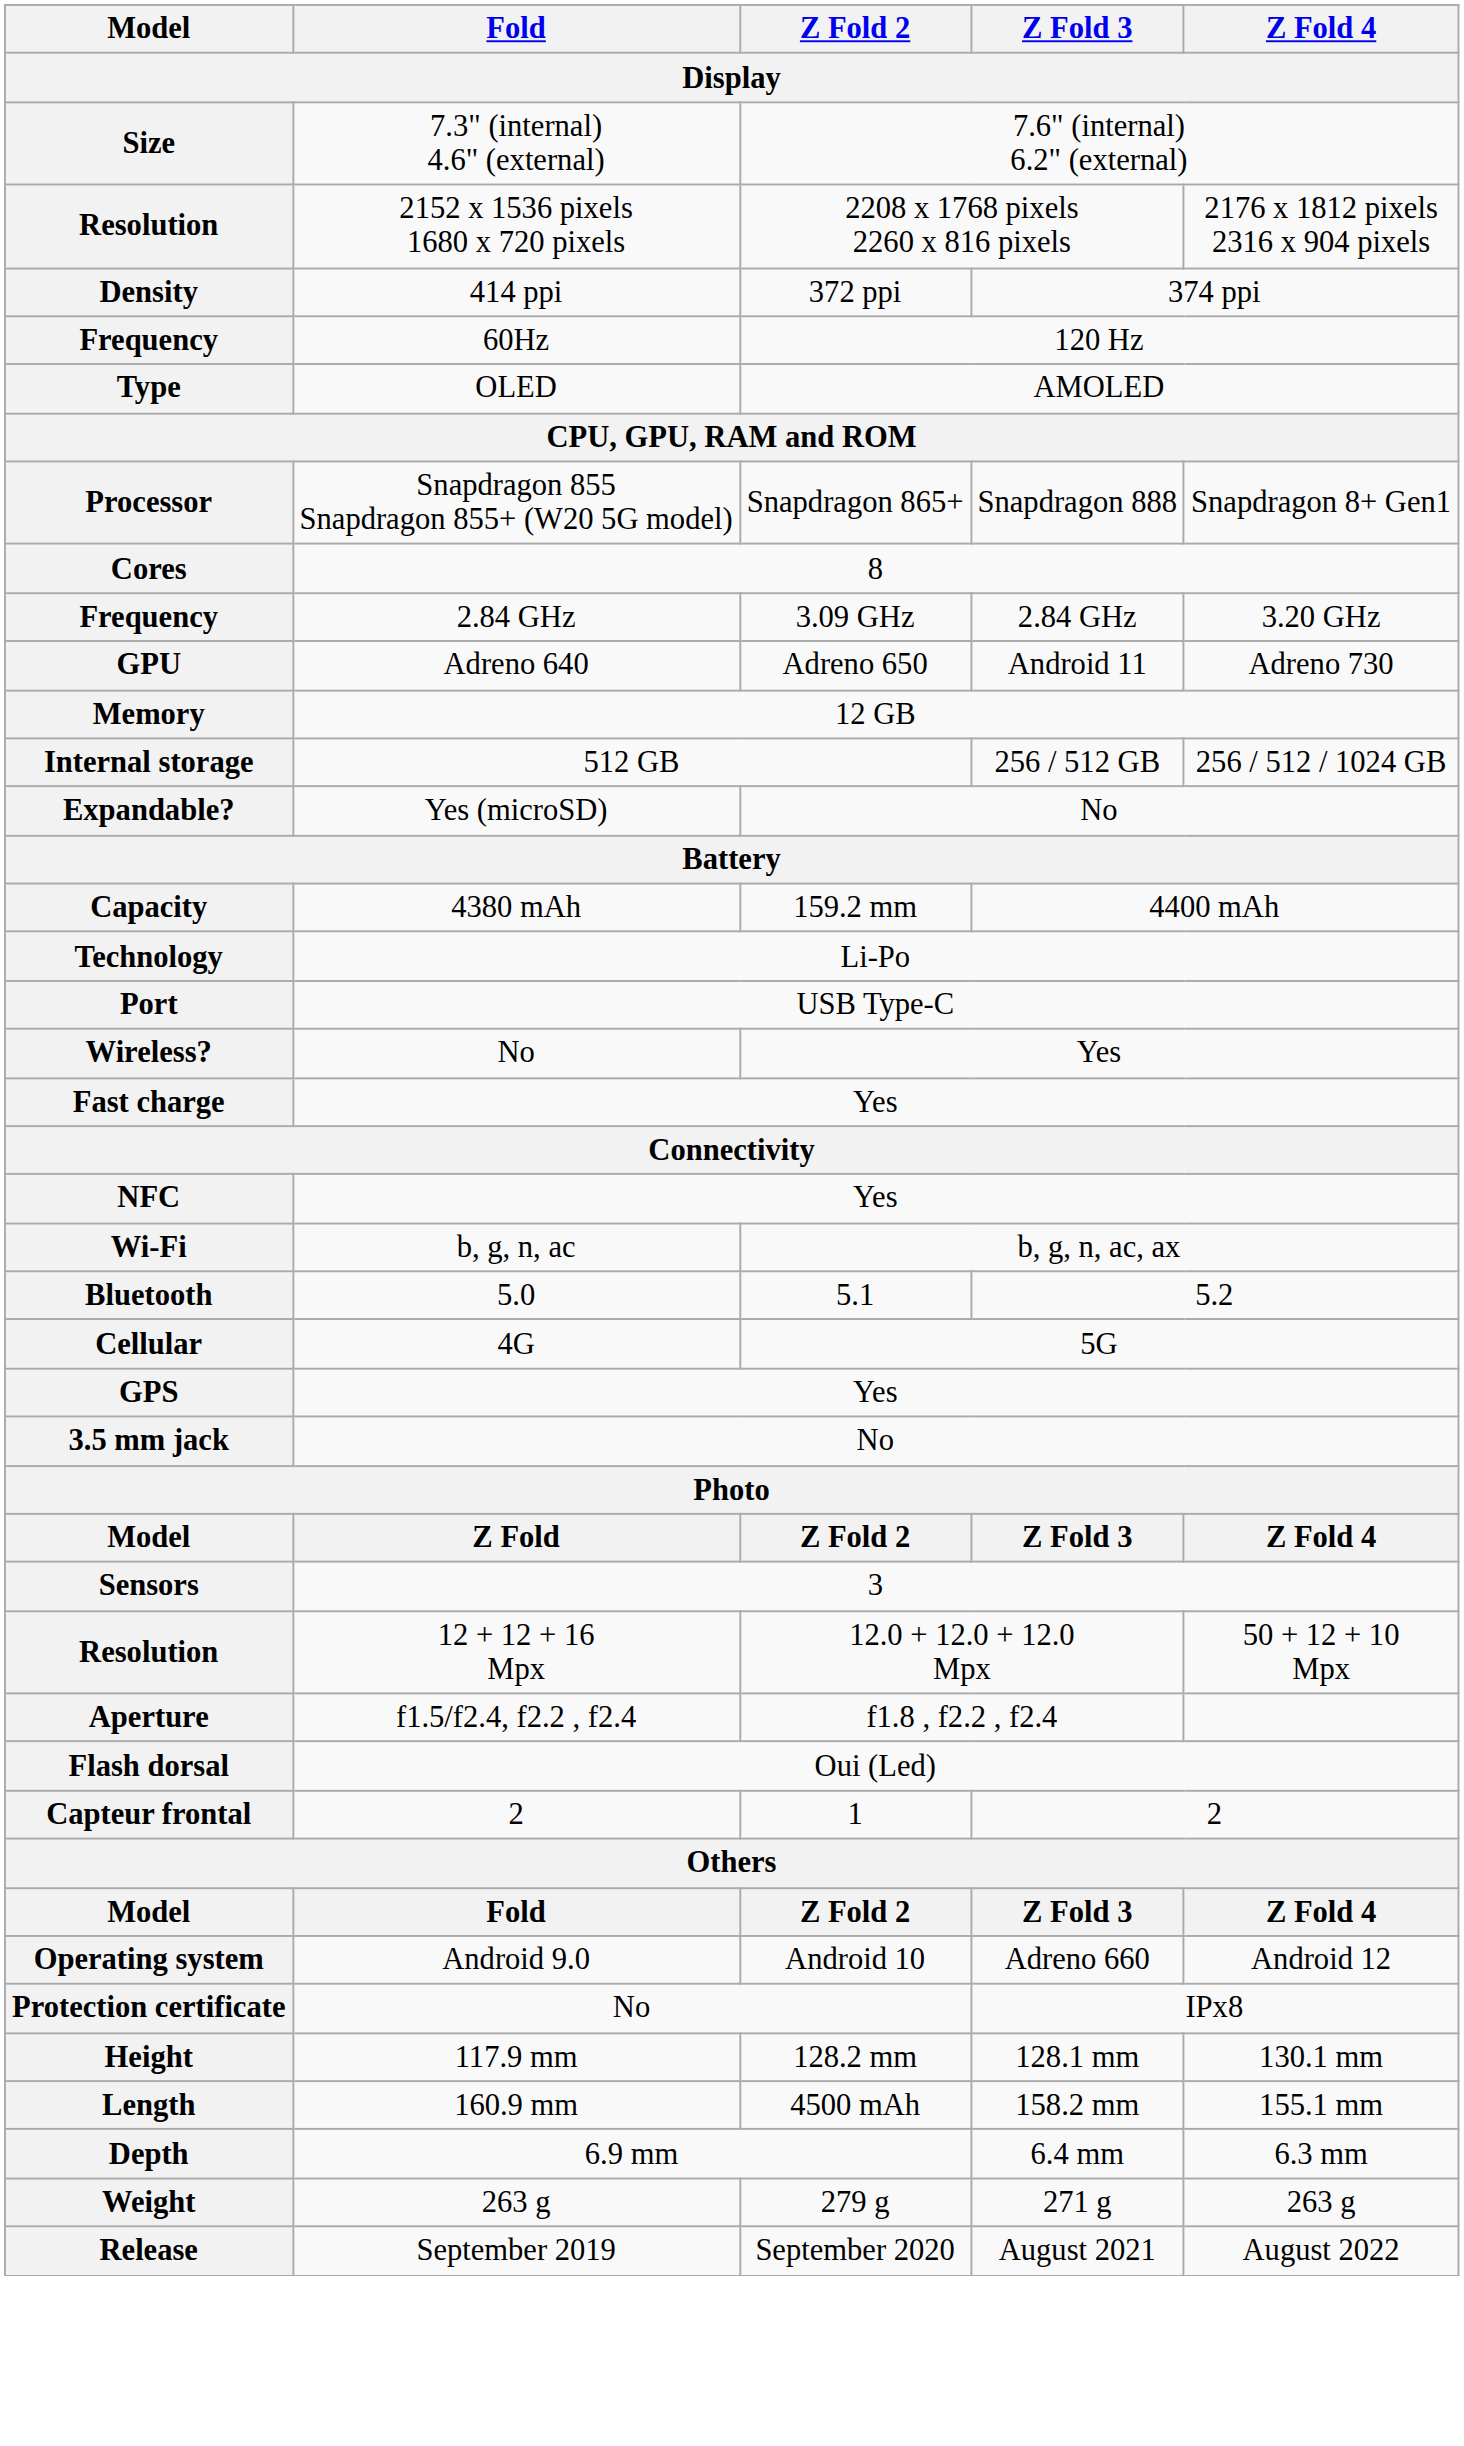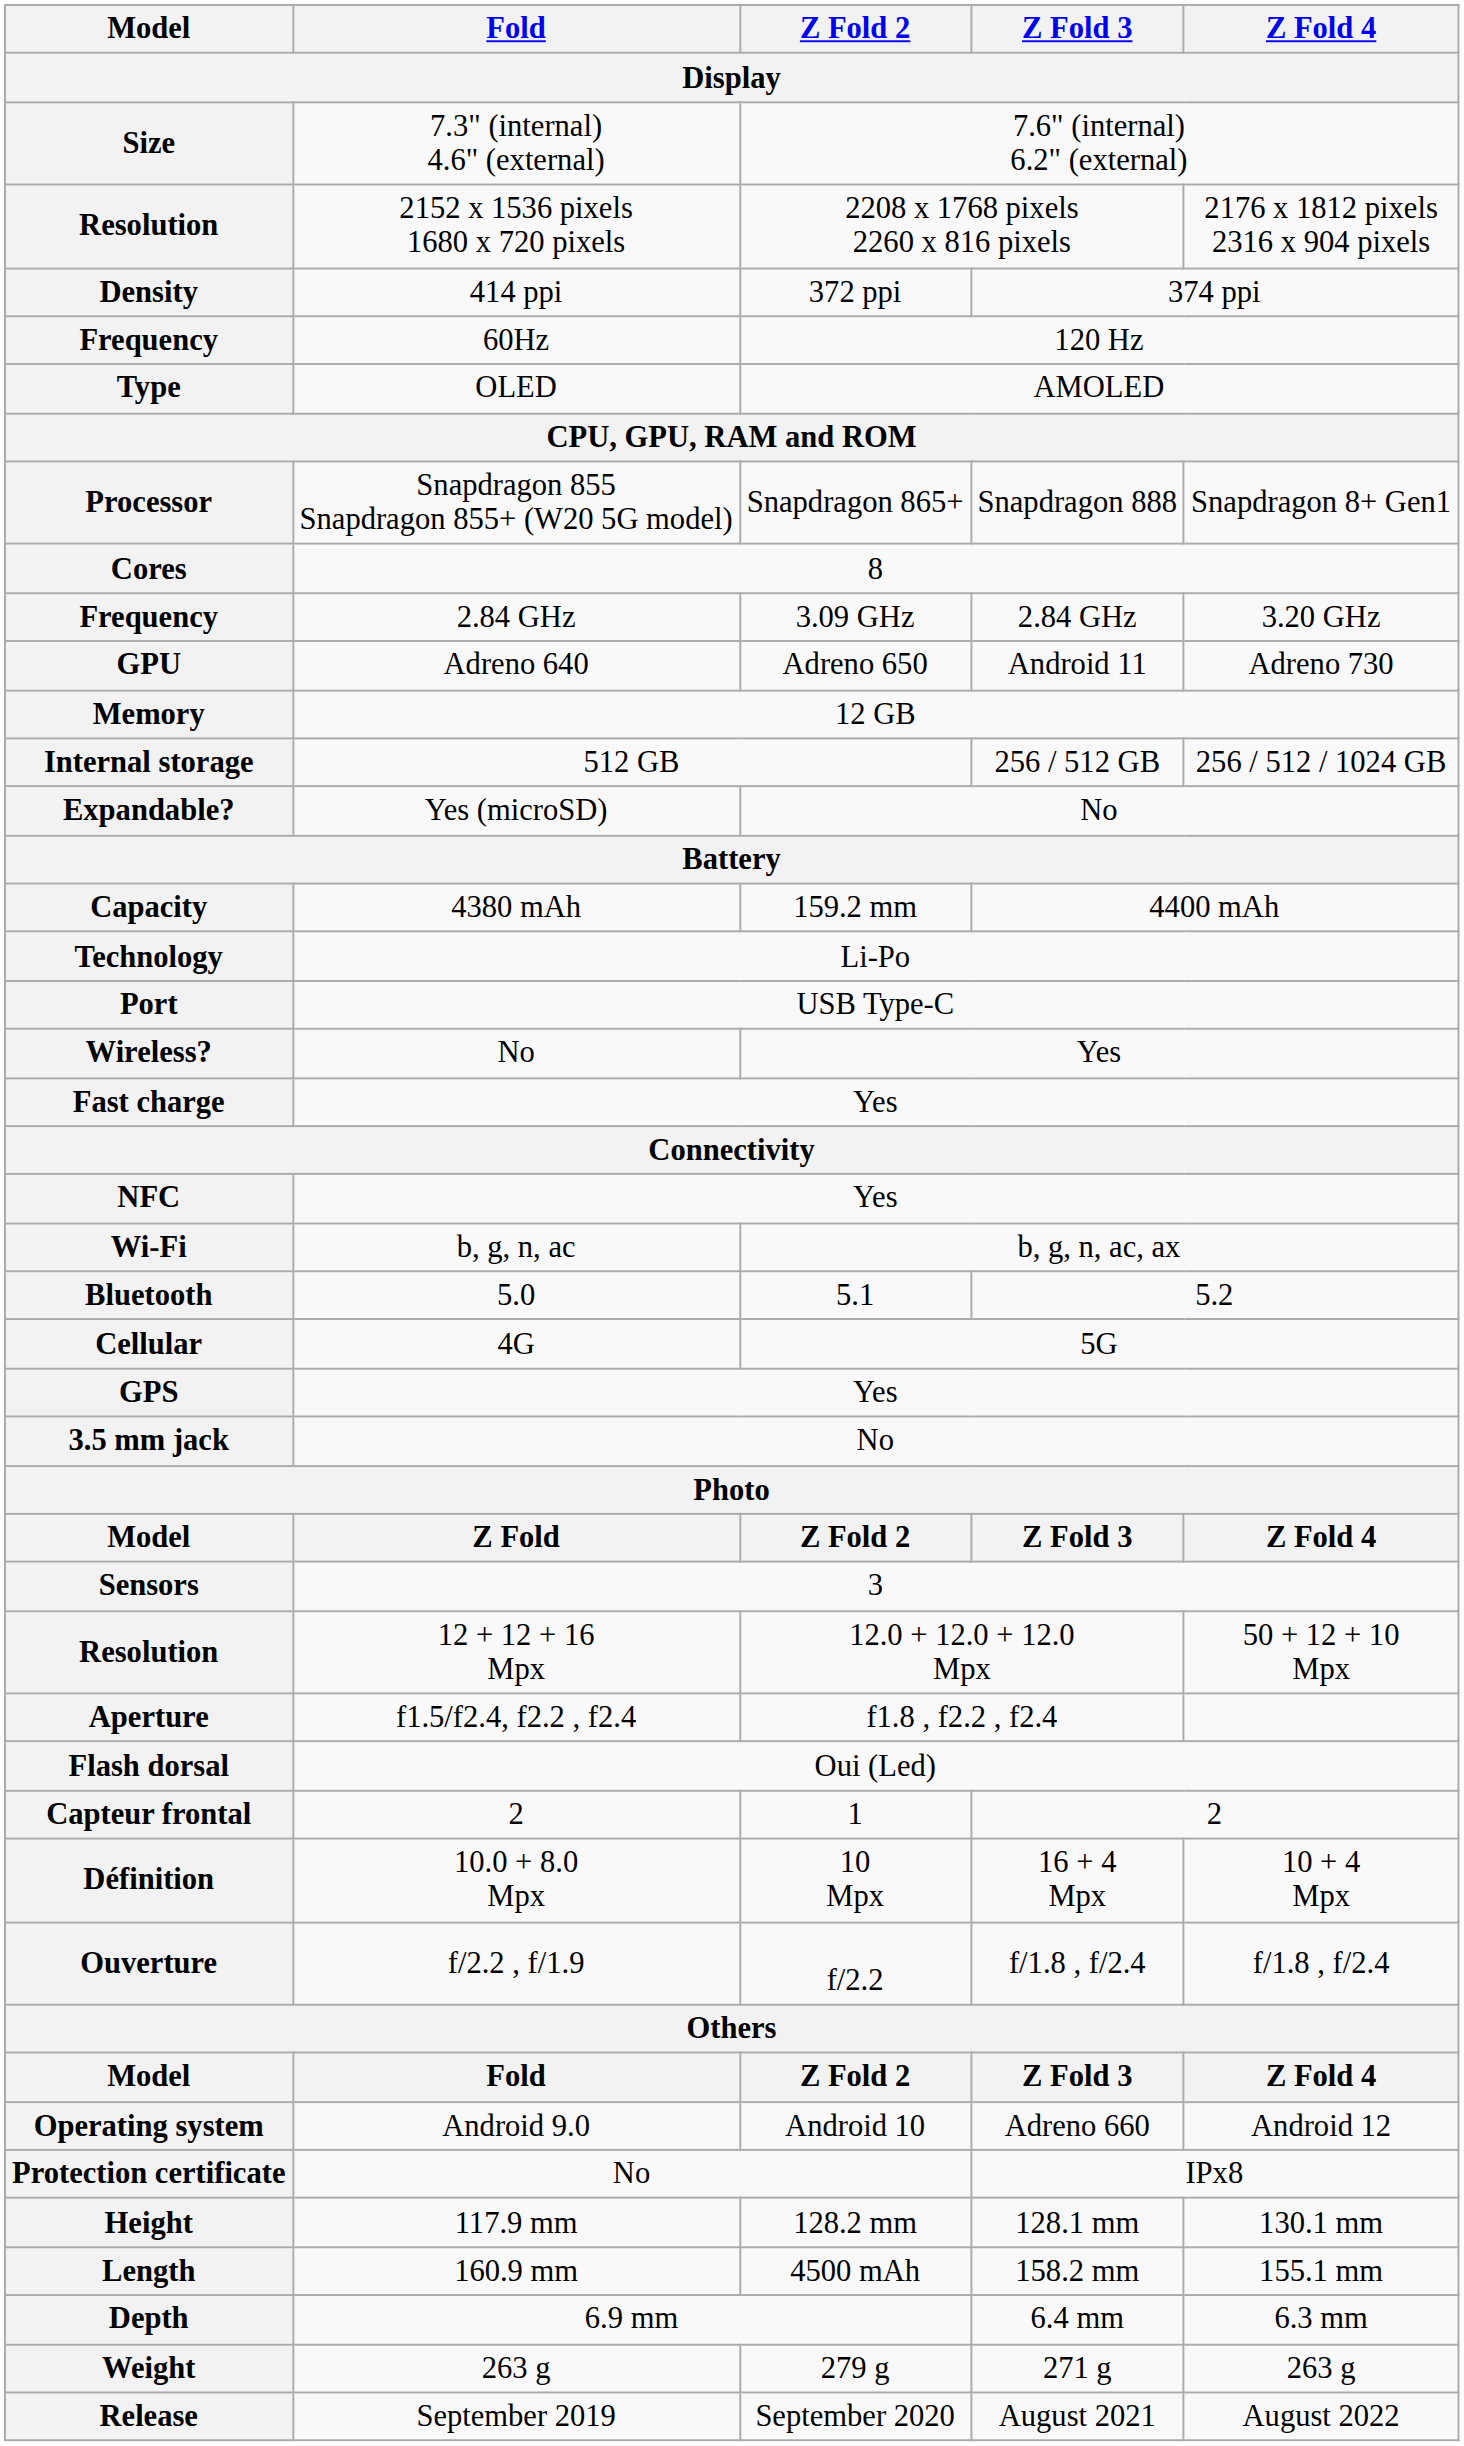+ row: (149, 1879)
+ row: (149, 1962)
